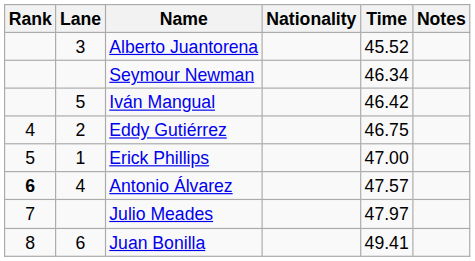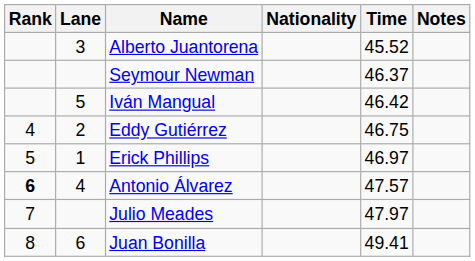(387, 75) 46.34 -> (387, 75) 46.37
(387, 158) 47.00 -> (387, 158) 46.97
